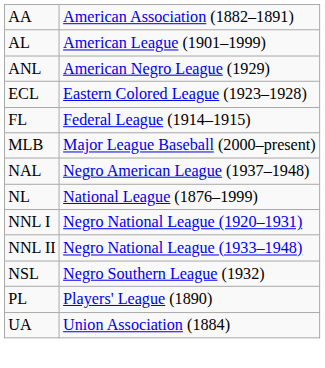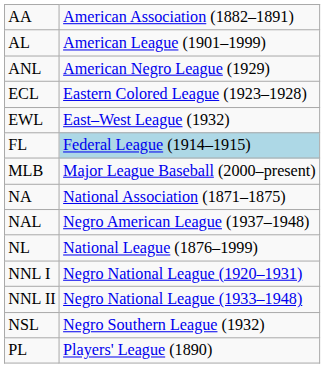+ row: (26, 119)
(157, 119) no background -> (157, 145) lightblue background
+ row: (20, 196)
- row: (20, 324)
